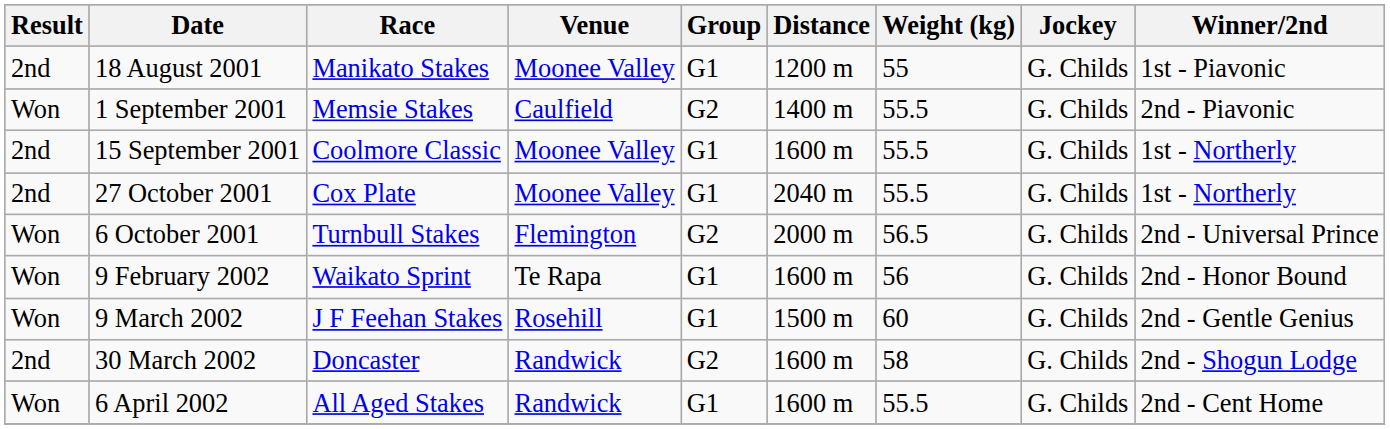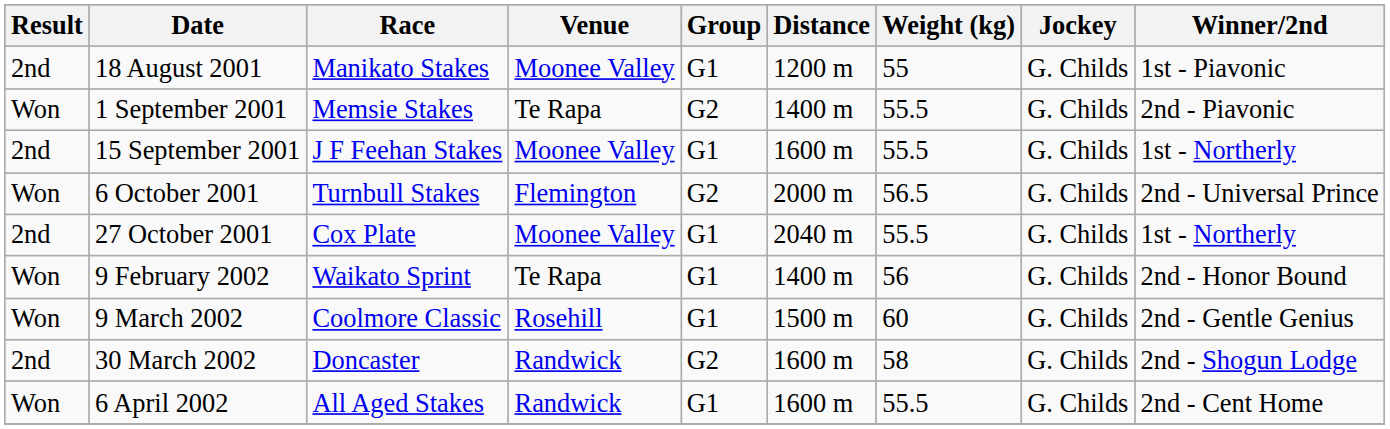(564, 109) Caulfield -> (558, 109) Te Rapa
(407, 151) Coolmore Classic -> (407, 151) J F Feehan Stakes
rows swapped: (177, 234) <-> (184, 192)
(813, 276) 1600 m -> (813, 276) 1400 m
(407, 318) J F Feehan Stakes -> (407, 318) Coolmore Classic
